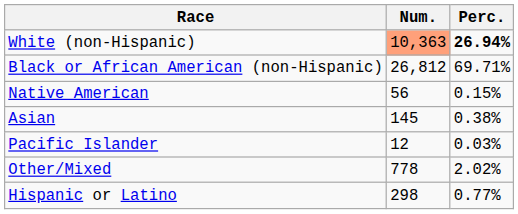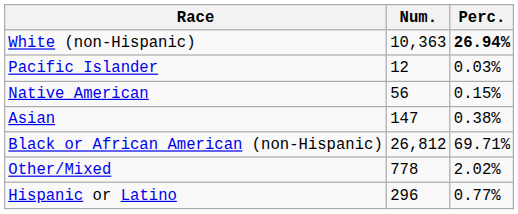(418, 43) lightsalmon background -> (418, 43) no background
rows swapped: (196, 68) <-> (83, 144)
(404, 119) 145 -> (404, 119) 147
(404, 195) 298 -> (404, 195) 296
